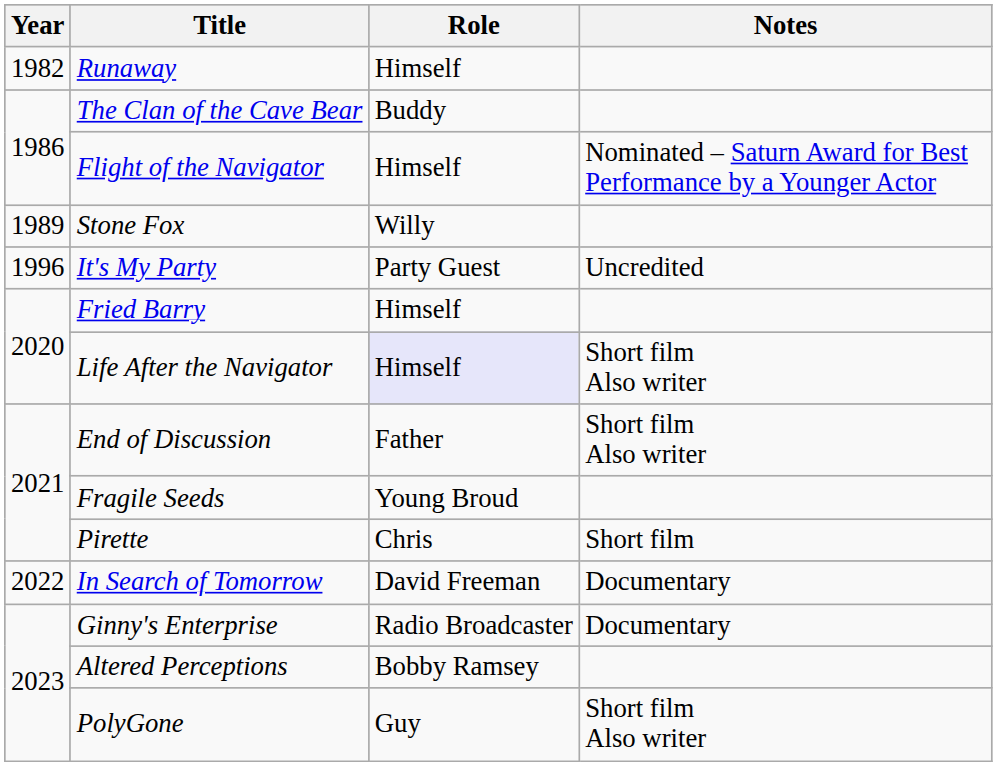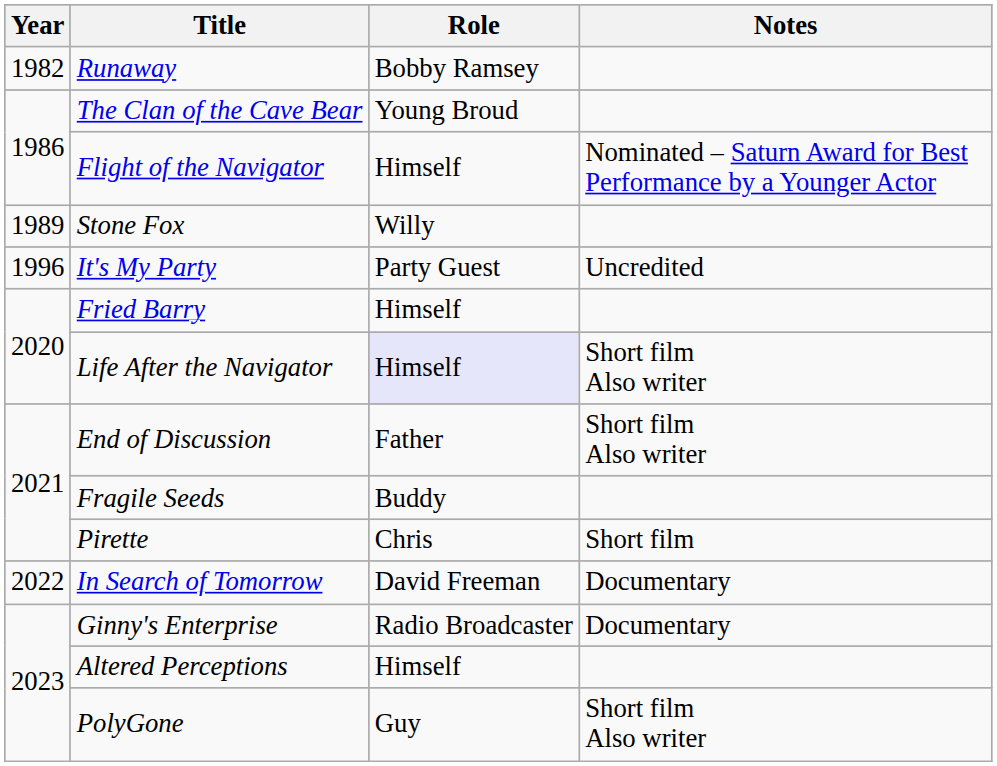(418, 68) Himself -> (457, 68) Bobby Ramsey
(410, 110) Buddy -> (447, 110) Young Broud
(447, 497) Young Broud -> (410, 497) Buddy
(457, 666) Bobby Ramsey -> (418, 666) Himself
